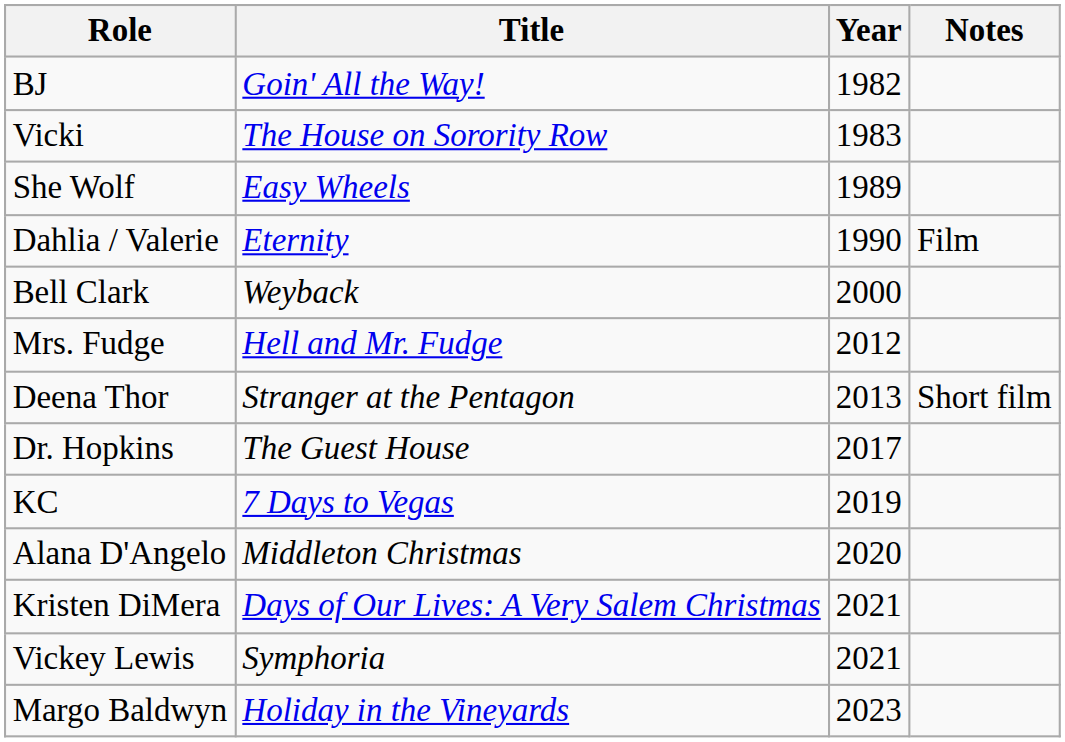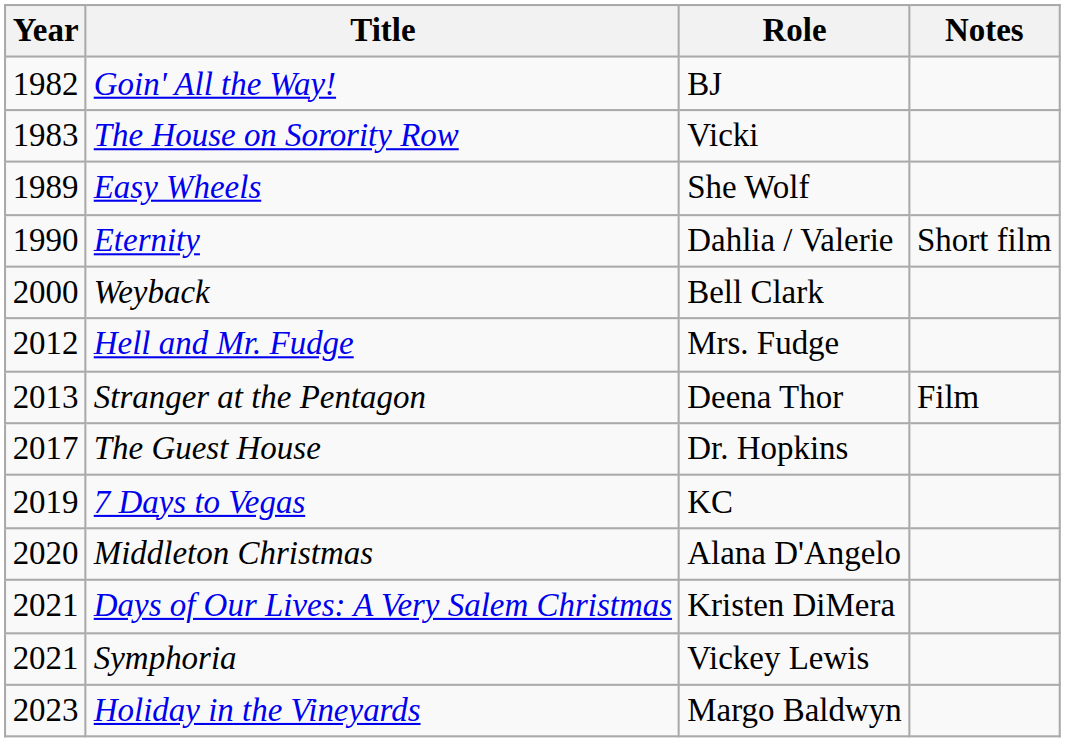columns swapped: (869, 30) <-> (120, 30)
(948, 239) Film -> (984, 239) Short film
(984, 396) Short film -> (948, 396) Film
